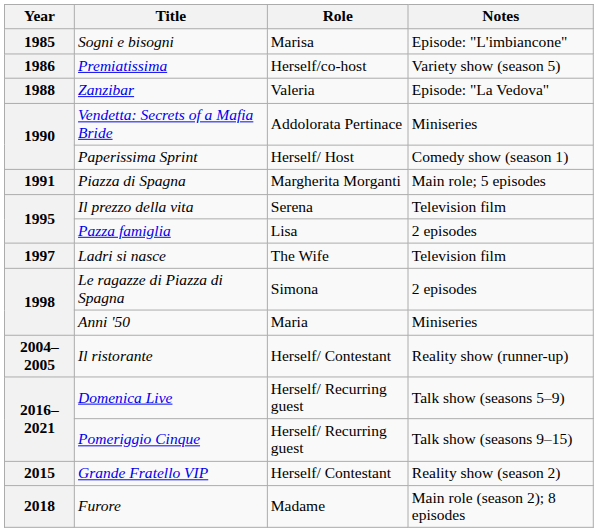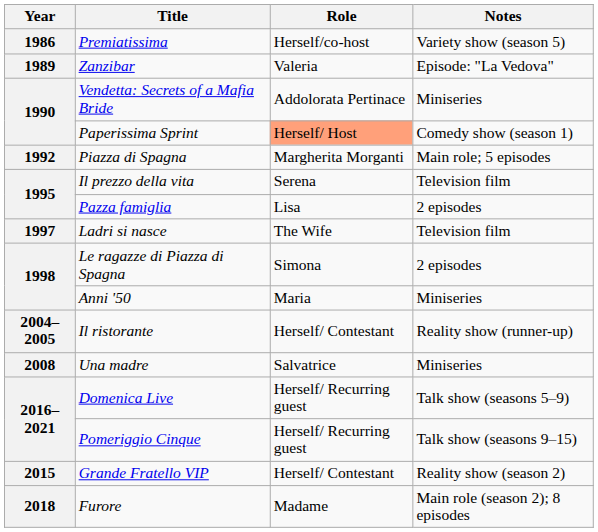- row: (126, 41)
(39, 90) 1988 -> (40, 66) 1989
(312, 157) no background -> (315, 132) lightsalmon background
(39, 181) 1991 -> (40, 157) 1992
+ row: (113, 364)
